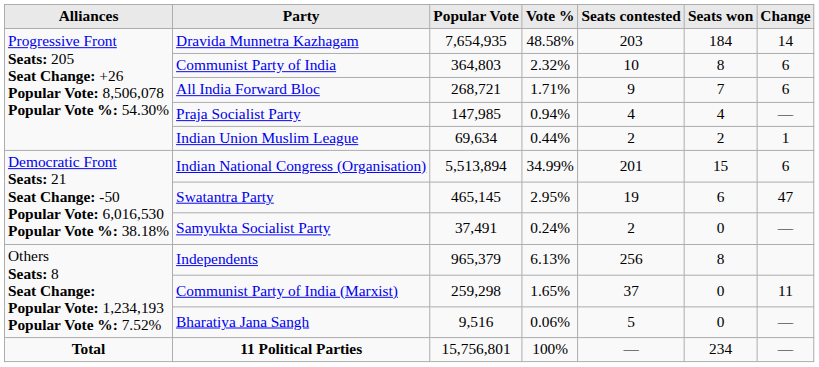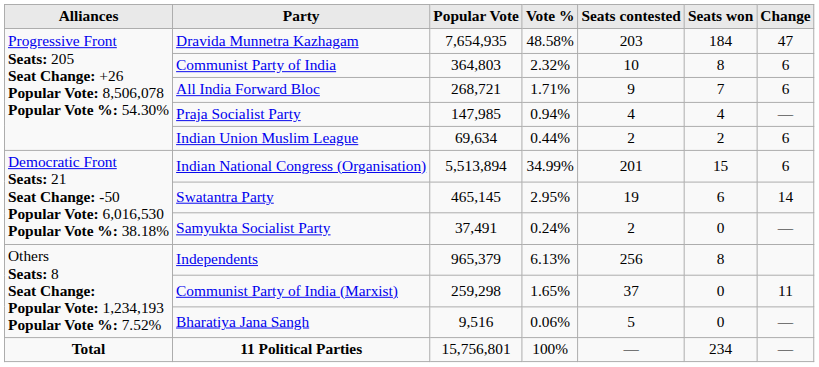(786, 41) 14 -> (786, 41) 47
(785, 138) 1 -> (785, 138) 6
(786, 197) 47 -> (786, 197) 14
